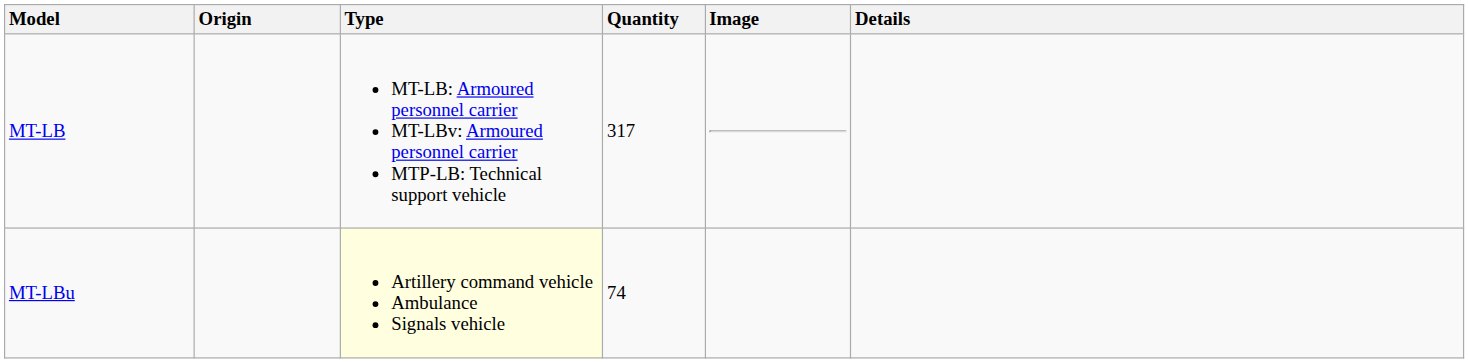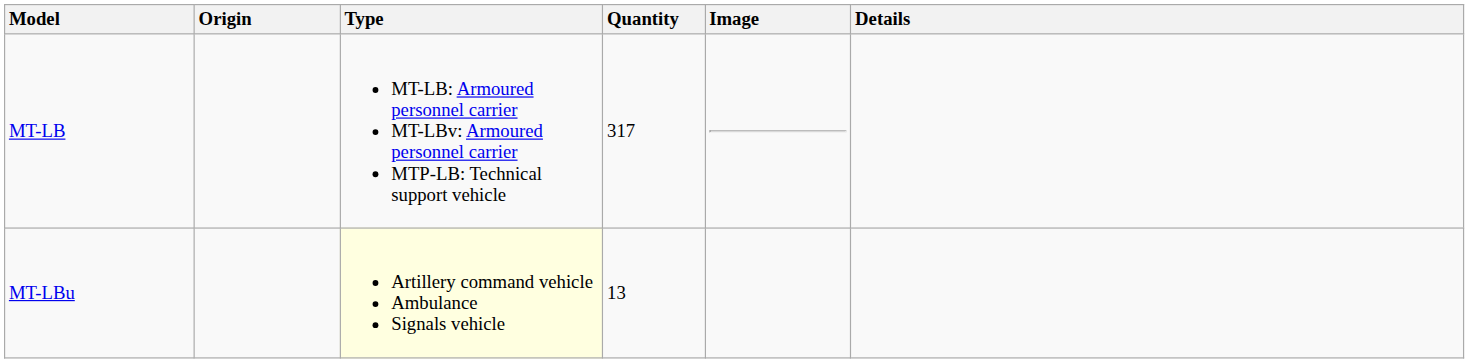(616, 292) 74 -> (616, 292) 13
